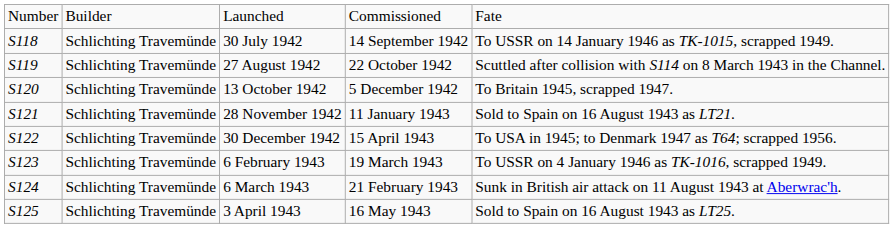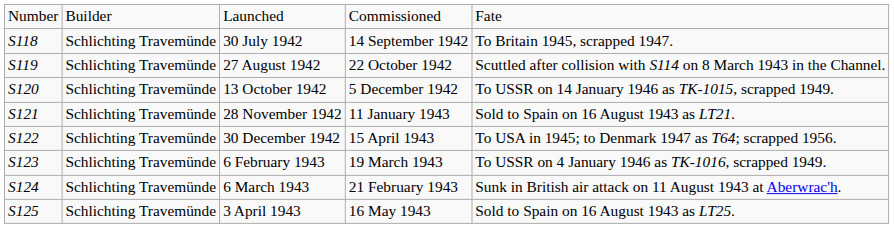(655, 41) To USSR on 14 January 1946 as TK-1015, scrapped 1949. -> (574, 41) To Britain 1945, scrapped 1947.
(574, 89) To Britain 1945, scrapped 1947. -> (655, 89) To USSR on 14 January 1946 as TK-1015, scrapped 1949.
